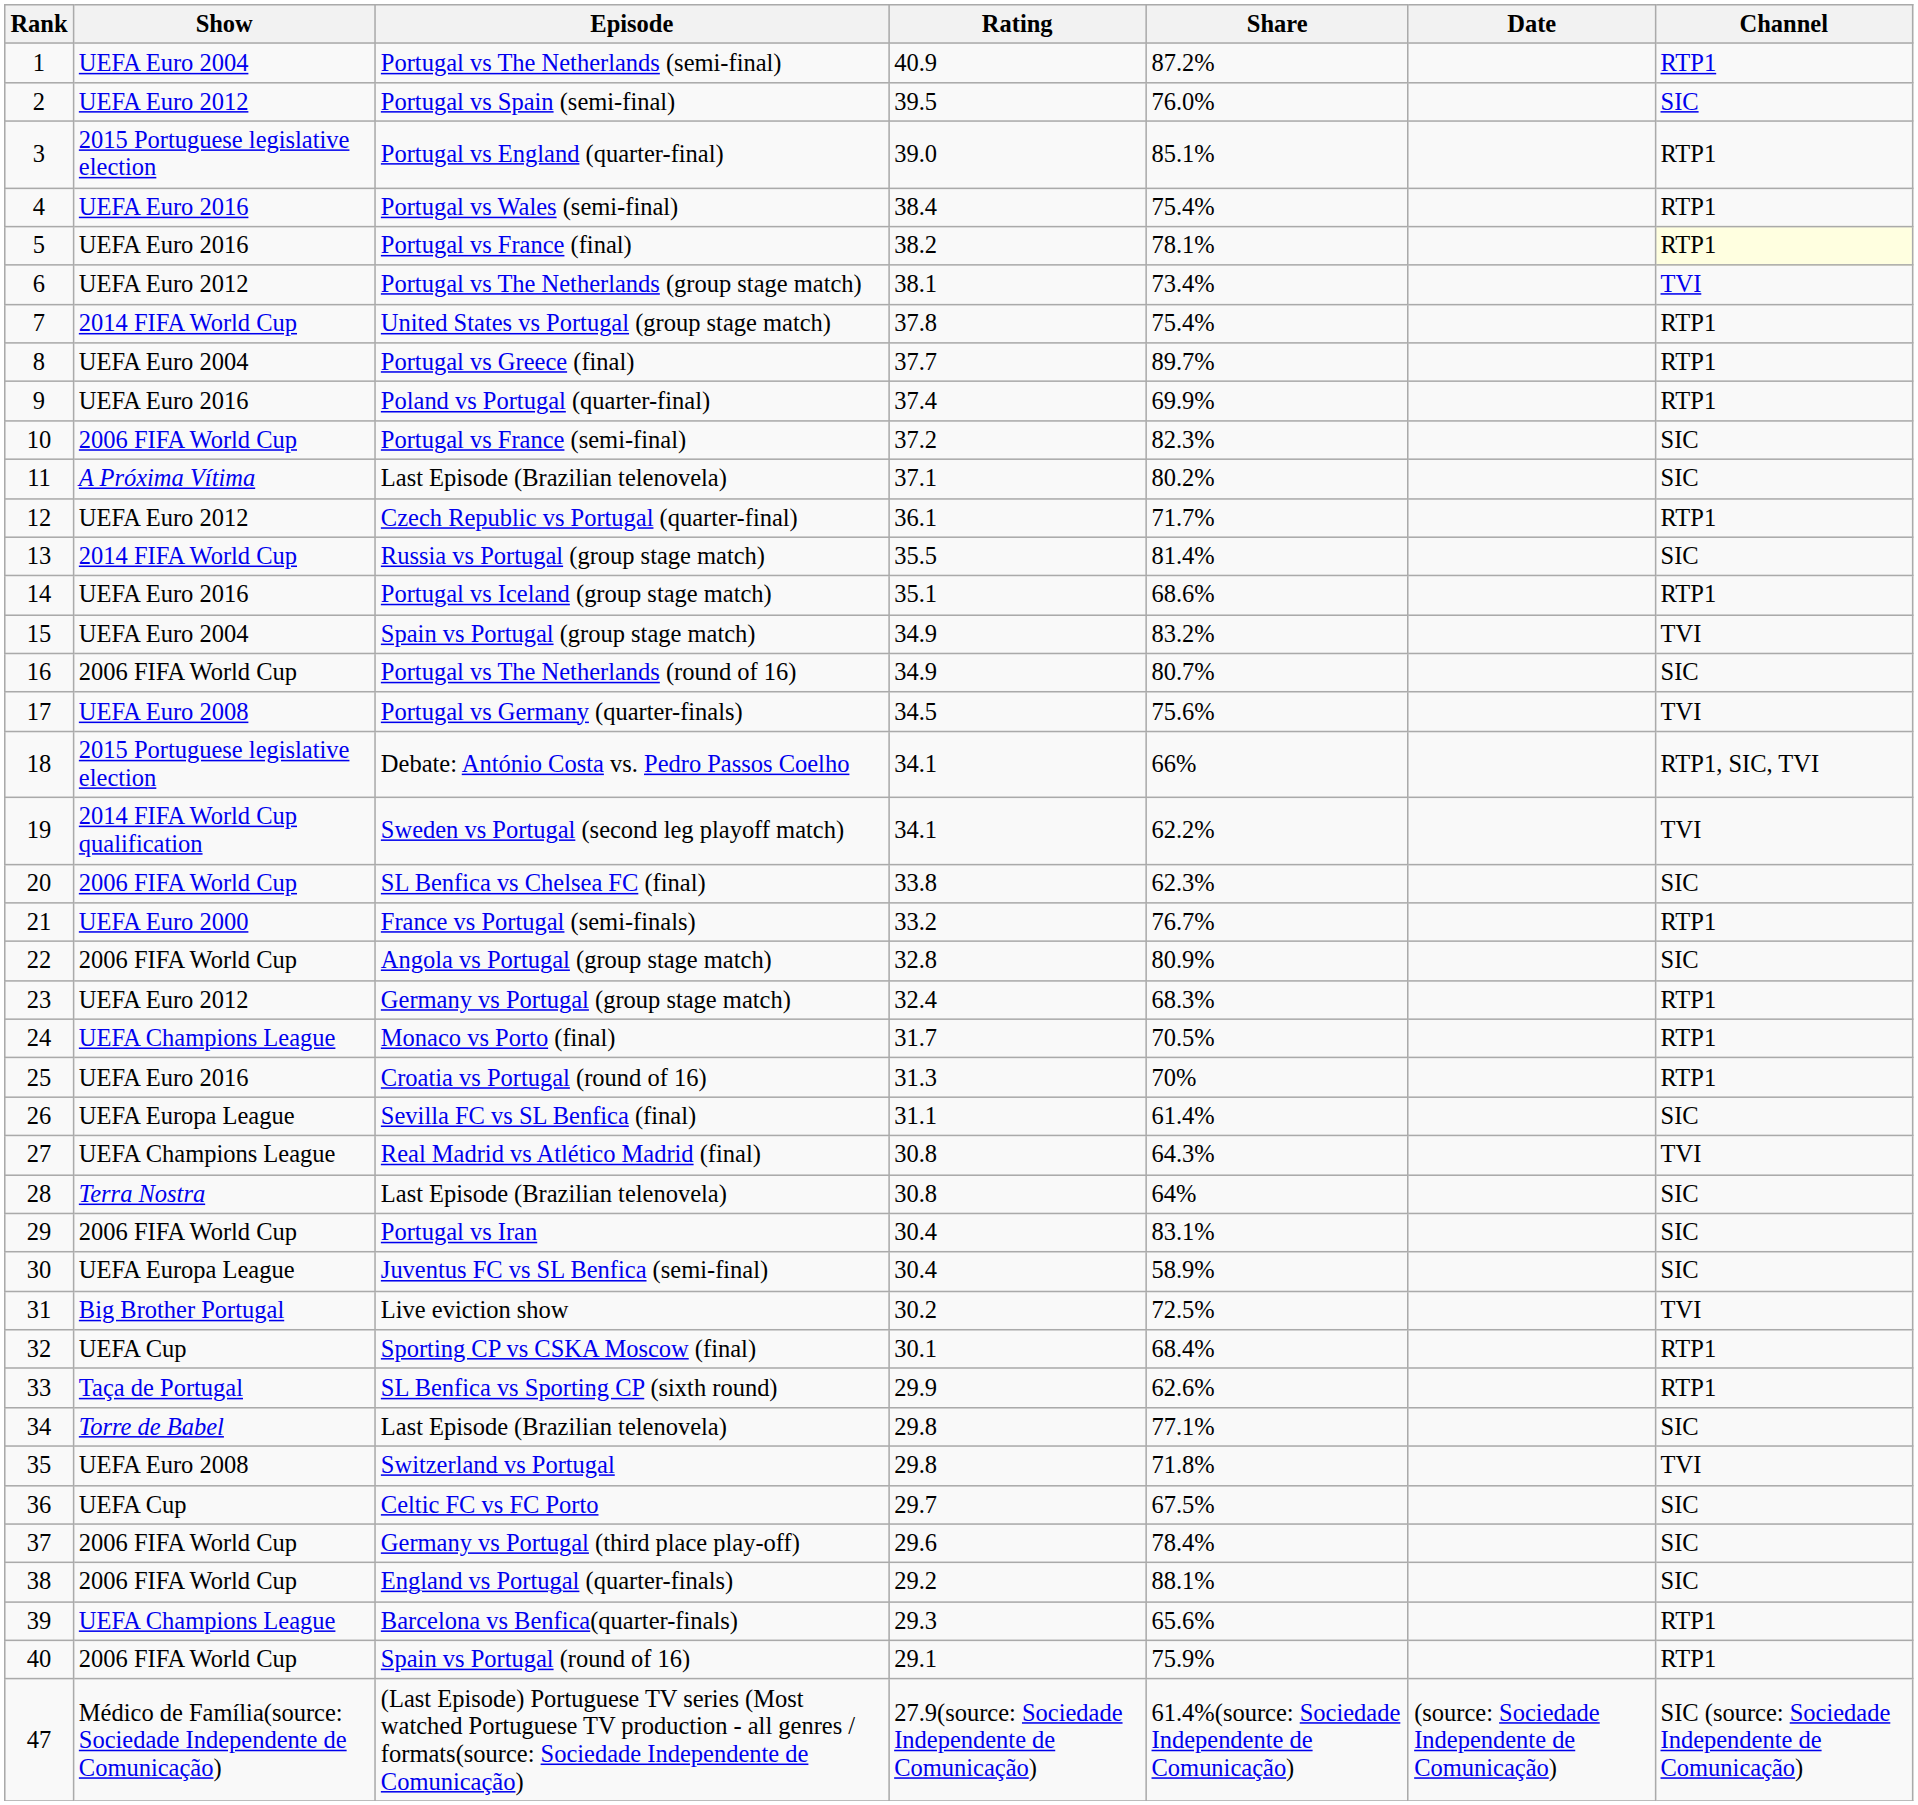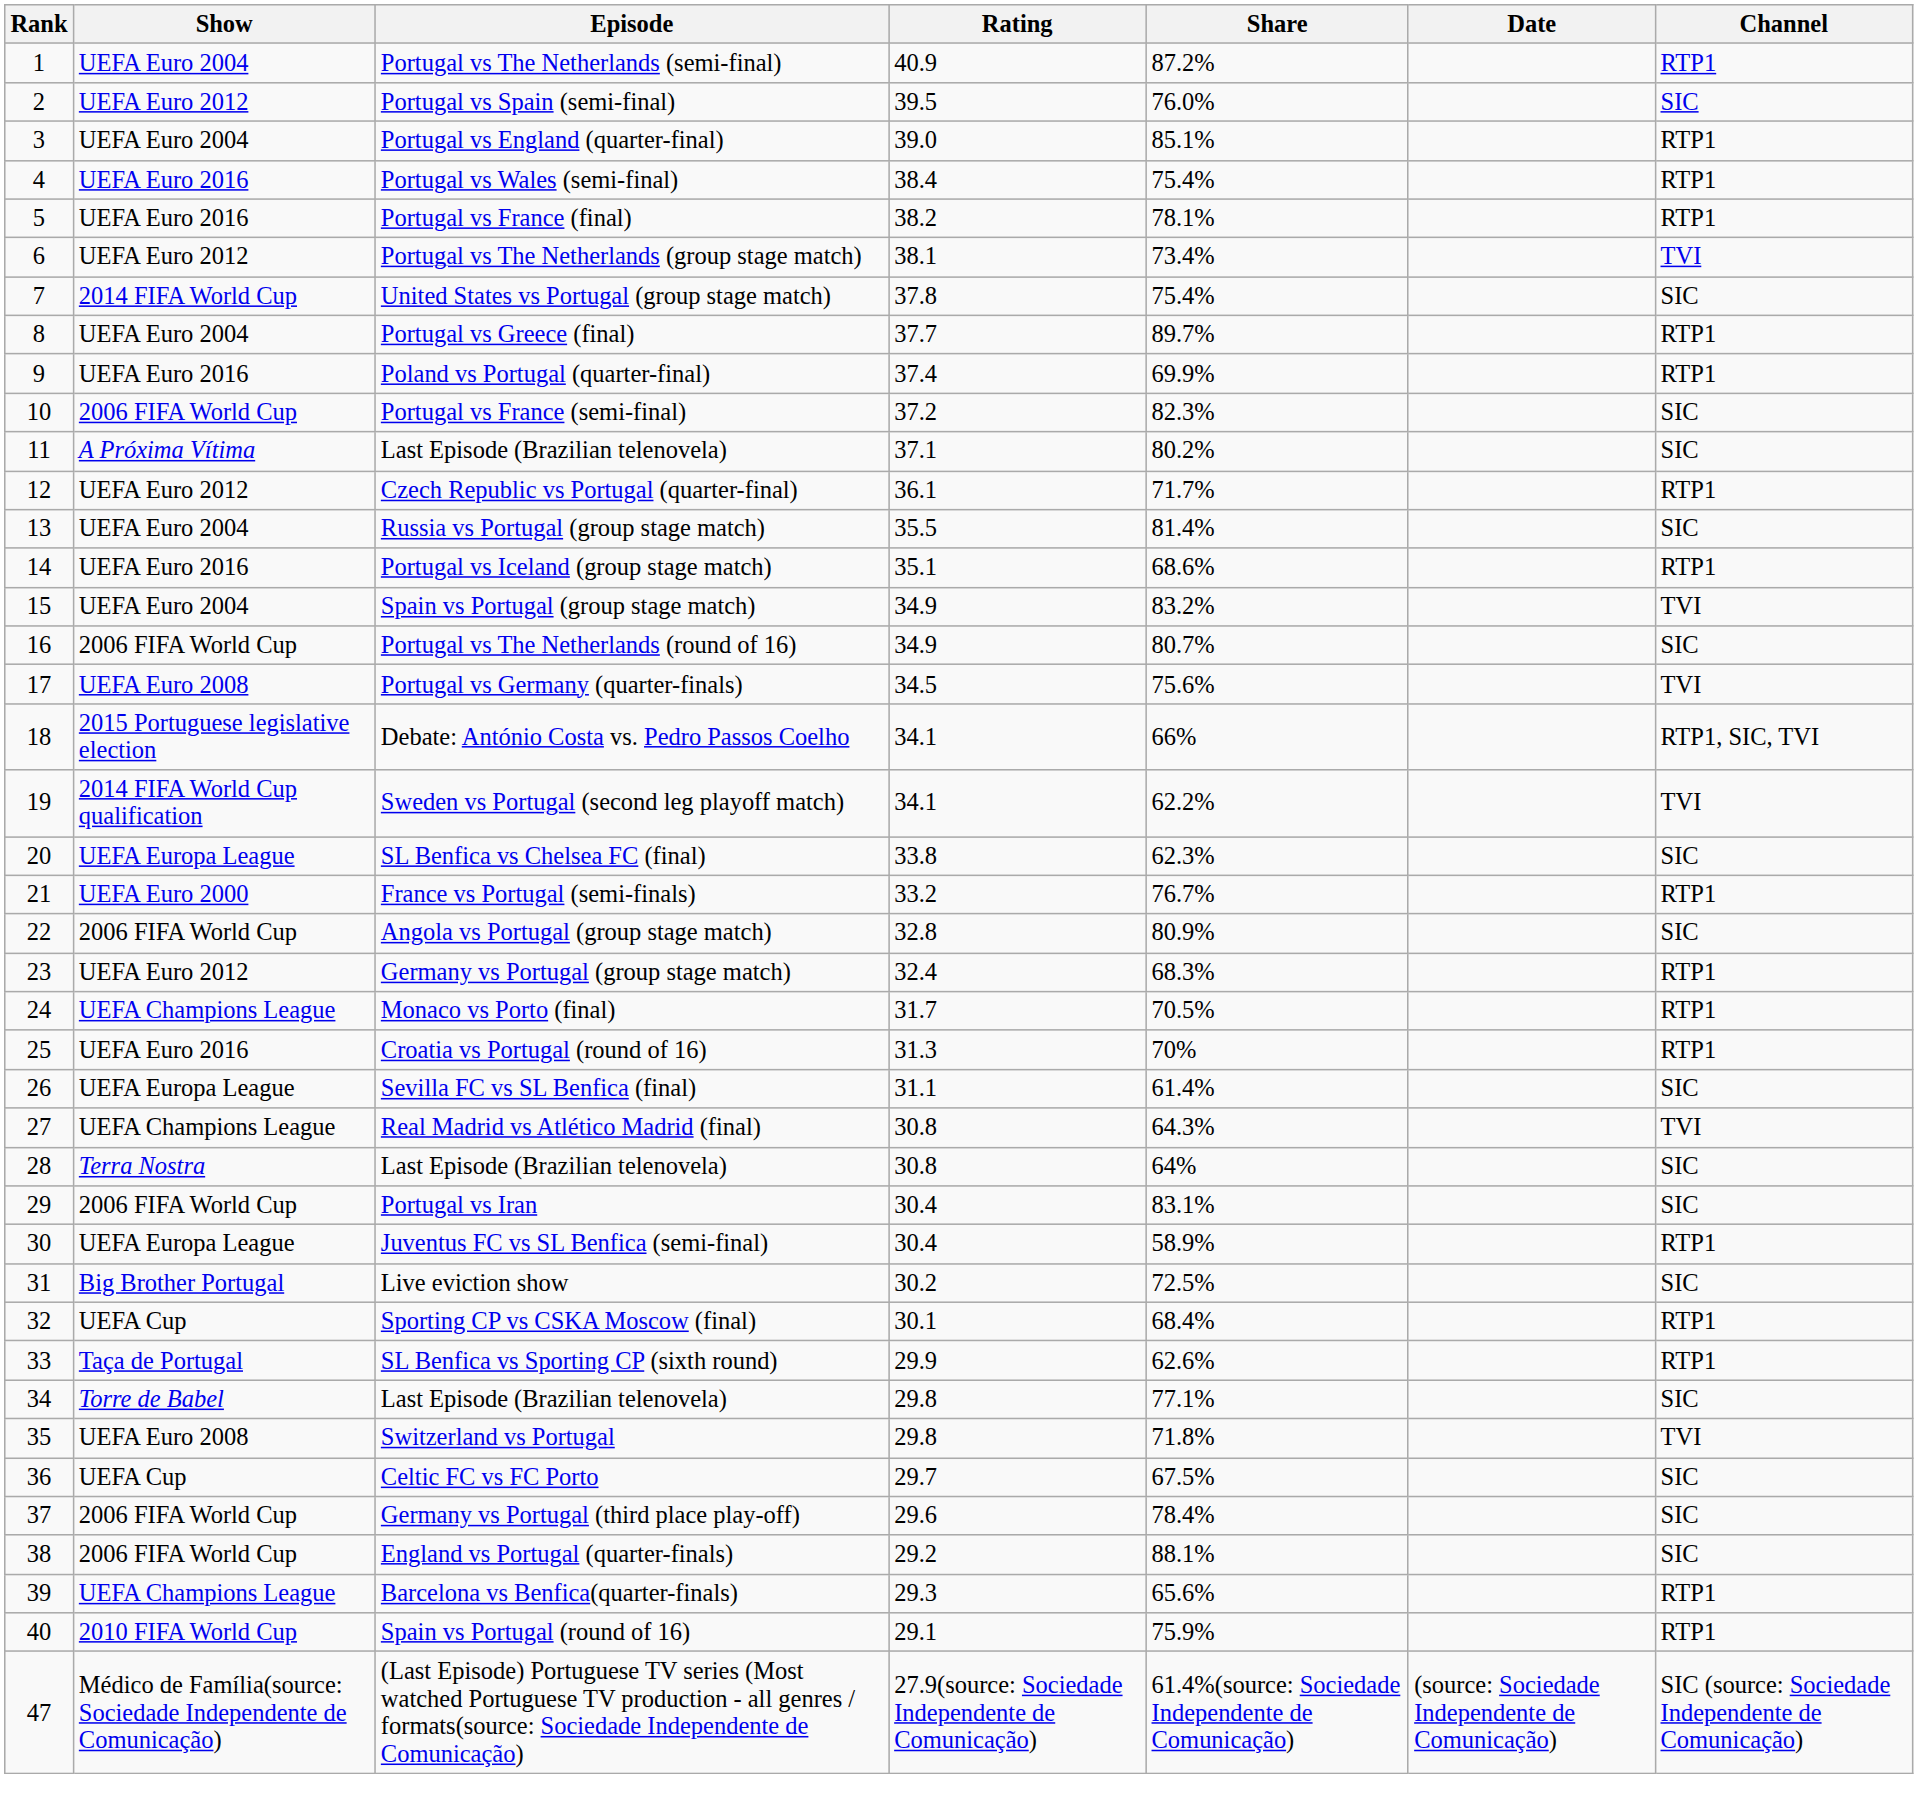(214, 154) 2015 Portuguese legislative election -> (164, 140) UEFA Euro 2004
(1688, 245) lightyellow background -> (1688, 218) no background
(1688, 323) RTP1 -> (1680, 295) SIC
(188, 556) 2014 FIFA World Cup -> (164, 528) UEFA Euro 2004
(188, 883) 2006 FIFA World Cup -> (187, 855) UEFA Europa League
(1680, 1271) SIC -> (1688, 1243) RTP1
(1681, 1310) TVI -> (1680, 1282) SIC
(188, 1659) 2006 FIFA World Cup -> (188, 1631) 2010 FIFA World Cup
